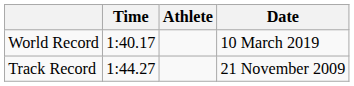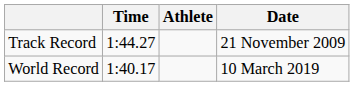rows swapped: (54, 42) <-> (52, 68)
